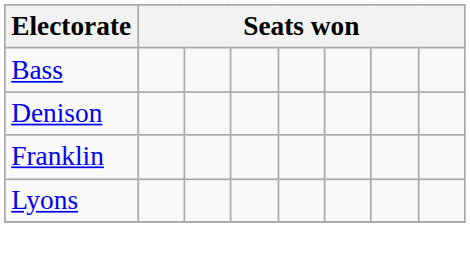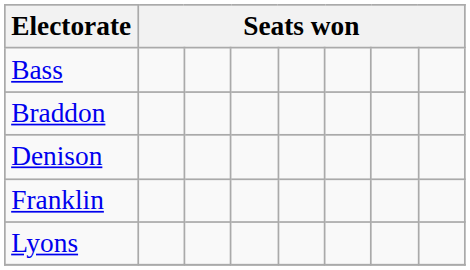+ row: (58, 112)
